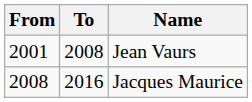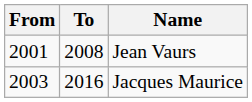(29, 81) 2008 -> (29, 81) 2003
